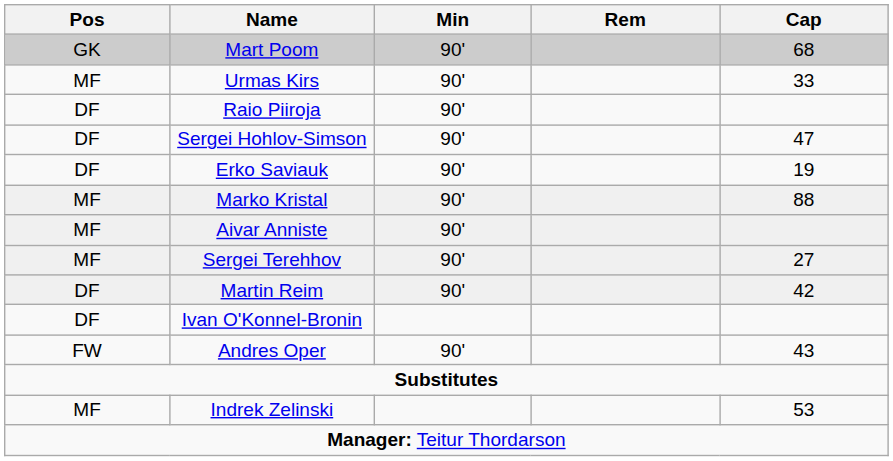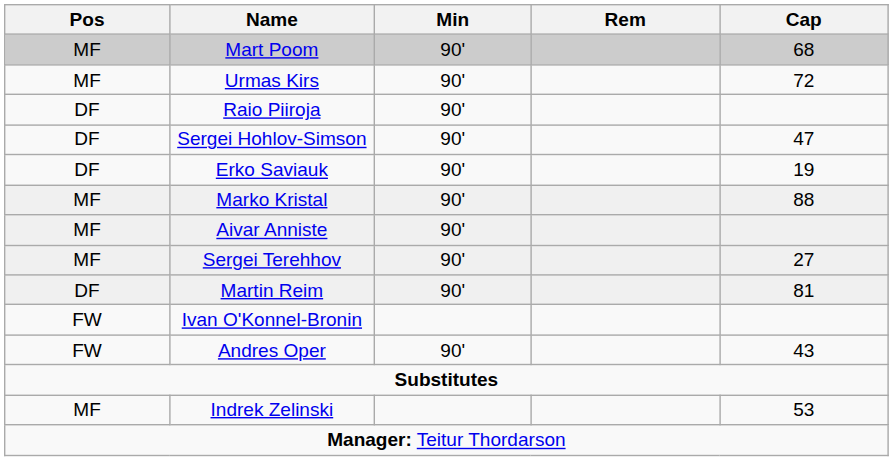(87, 49) GK -> (87, 49) MF
(804, 79) 33 -> (804, 79) 72
(804, 289) 42 -> (804, 289) 81
(87, 319) DF -> (87, 319) FW
